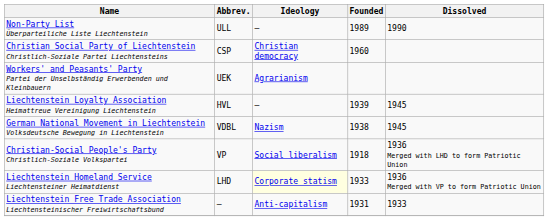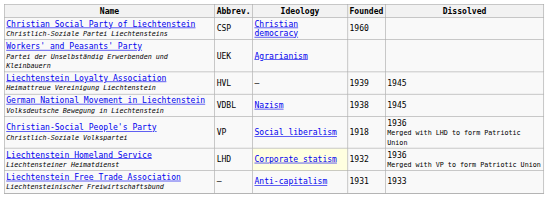- row: (77, 29)
(359, 182) 1933 -> (359, 159) 1932
